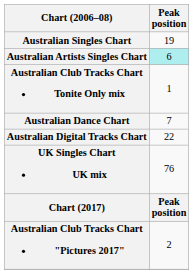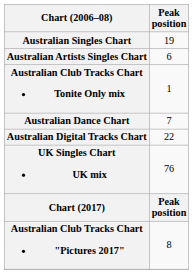(169, 56) paleturquoise background -> (169, 56) no background
(169, 245) 2 -> (169, 245) 8
